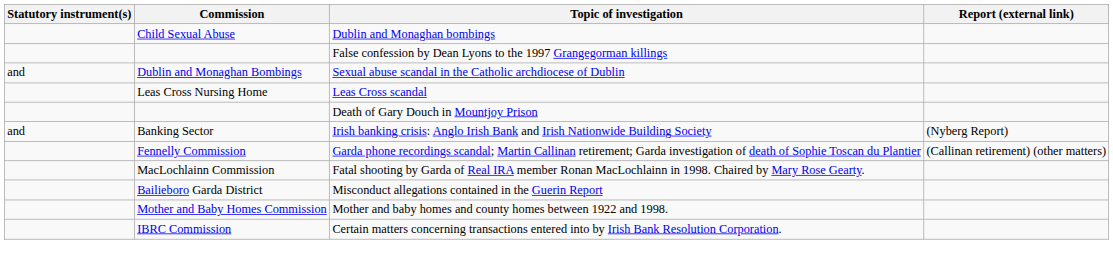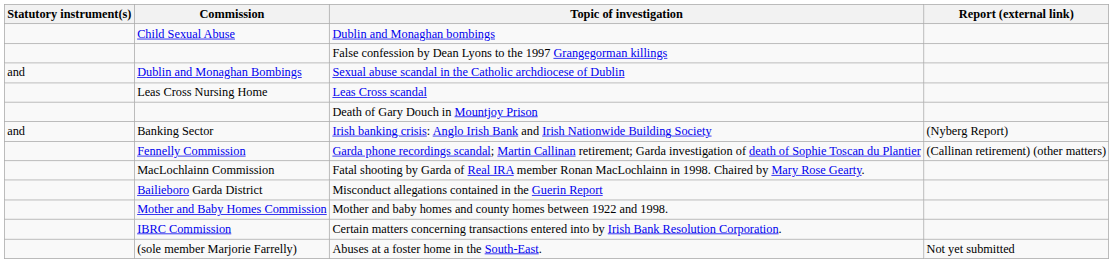+ row: (437, 248)
